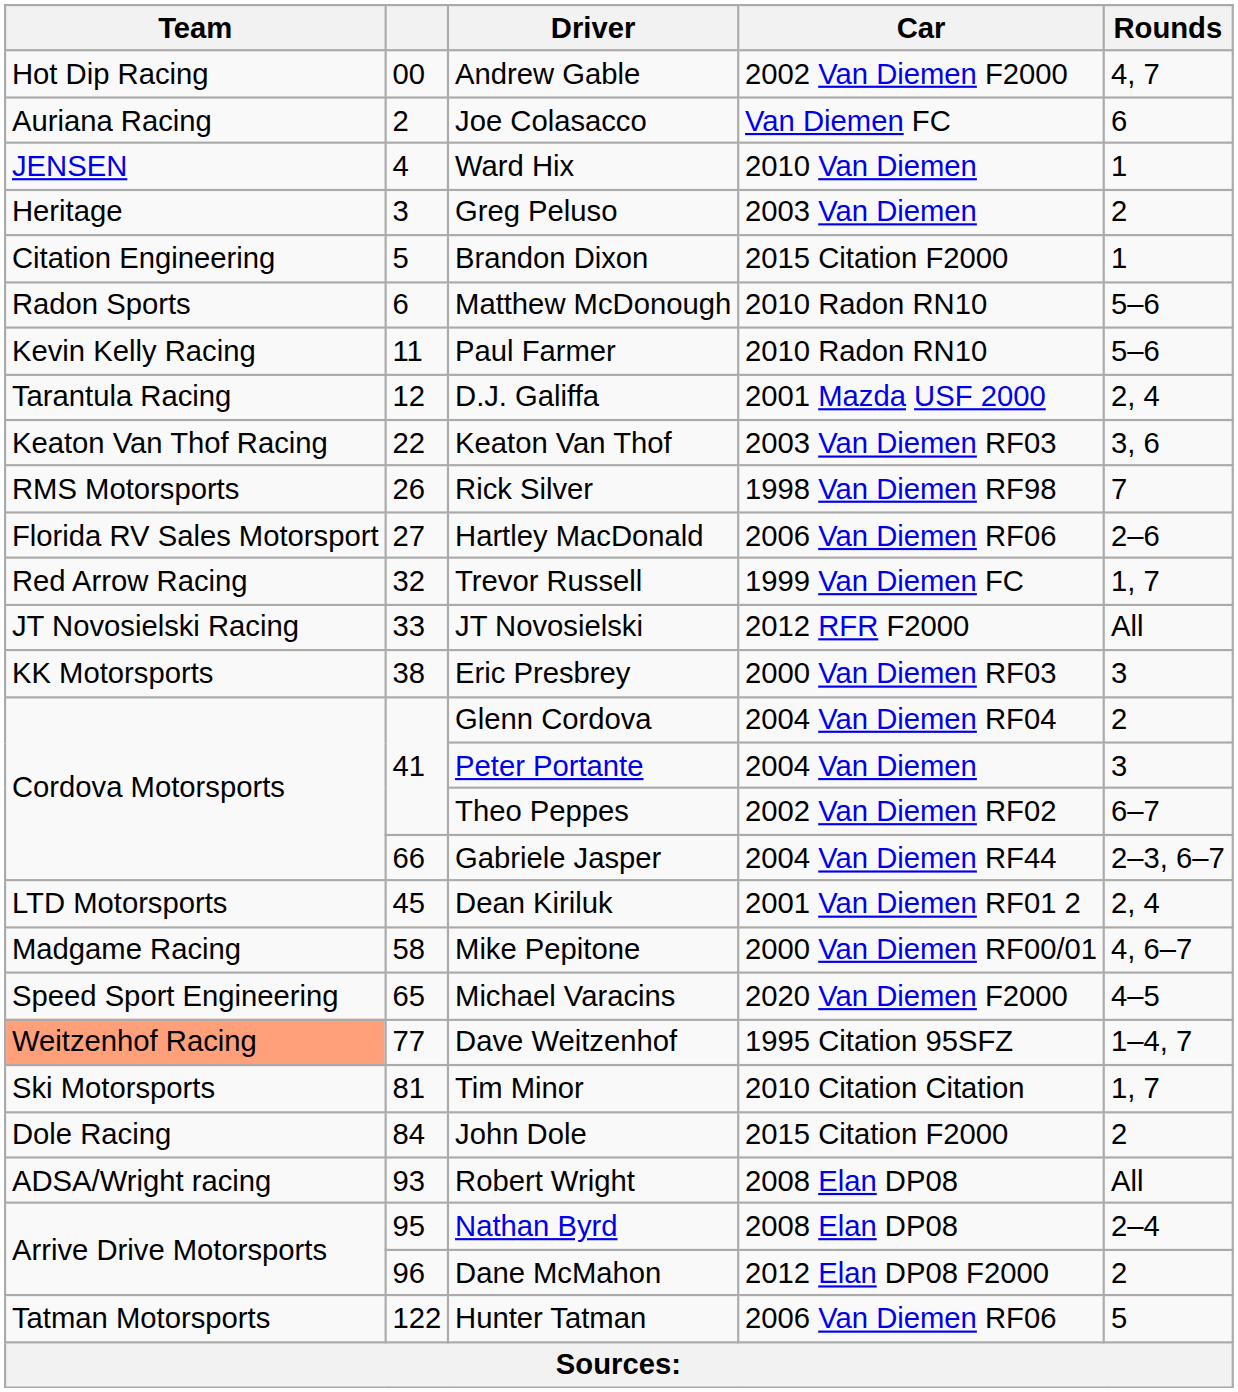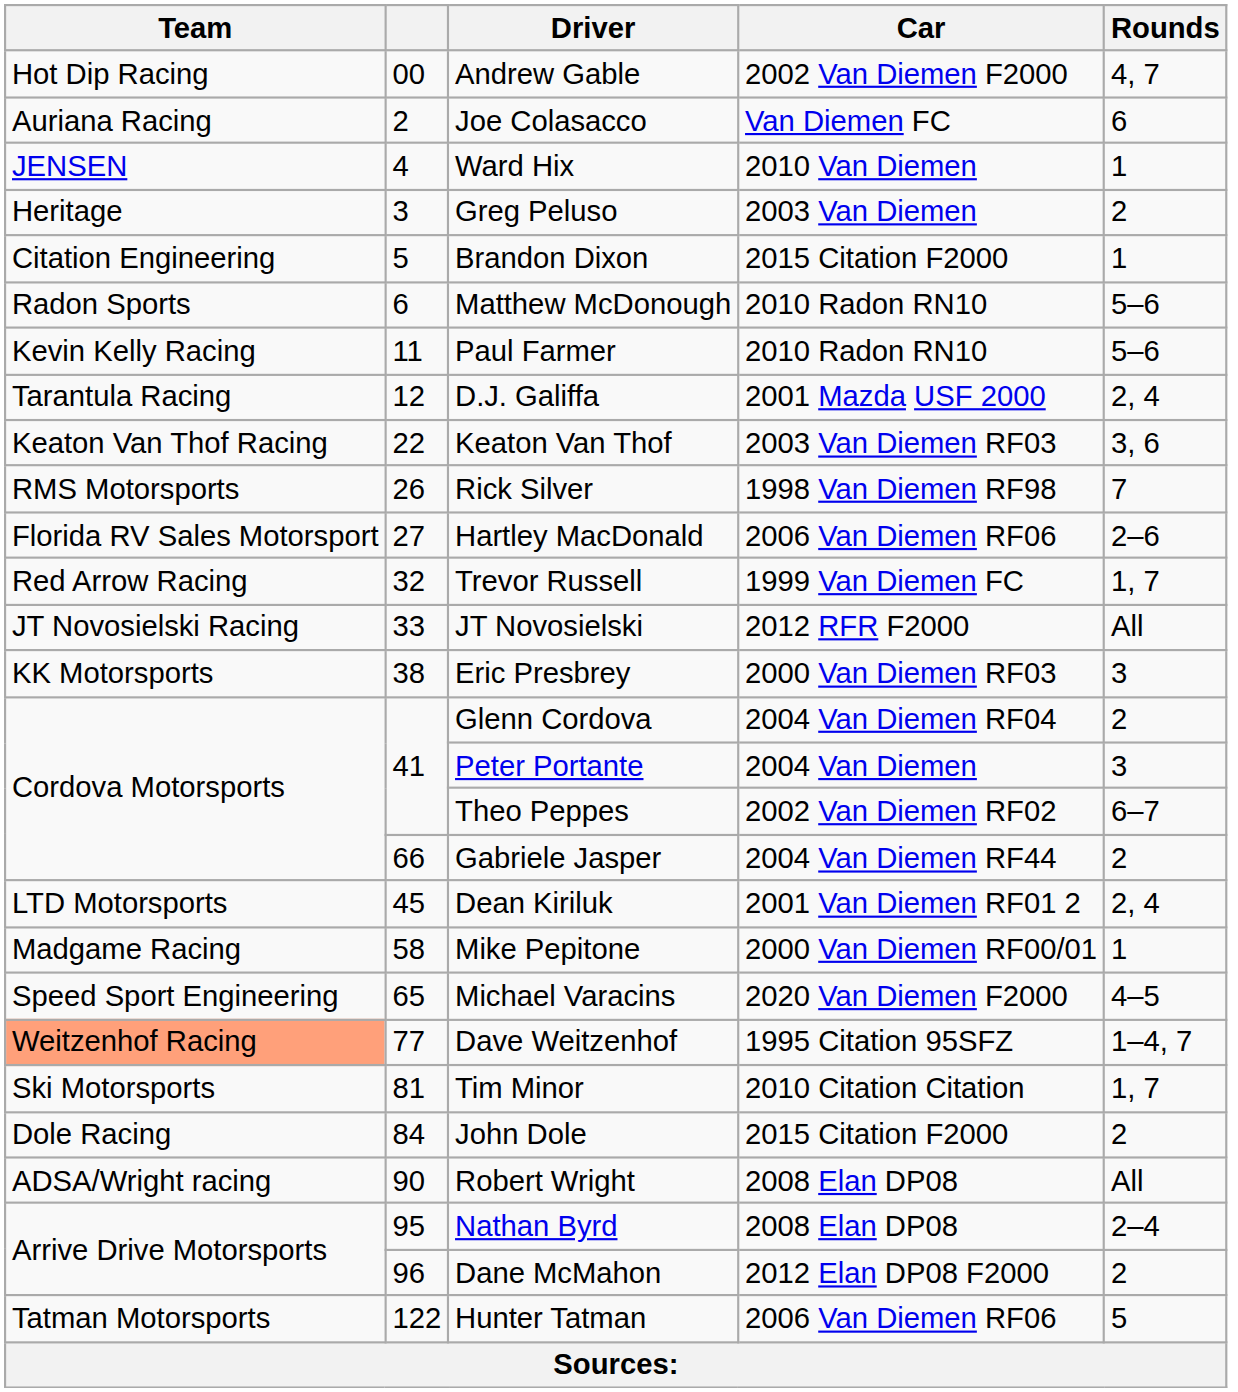(1168, 857) 2–3, 6–7 -> (1119, 857) 2
(1152, 950) 4, 6–7 -> (1119, 950) 1
(409, 1180) 93 -> (409, 1180) 90
